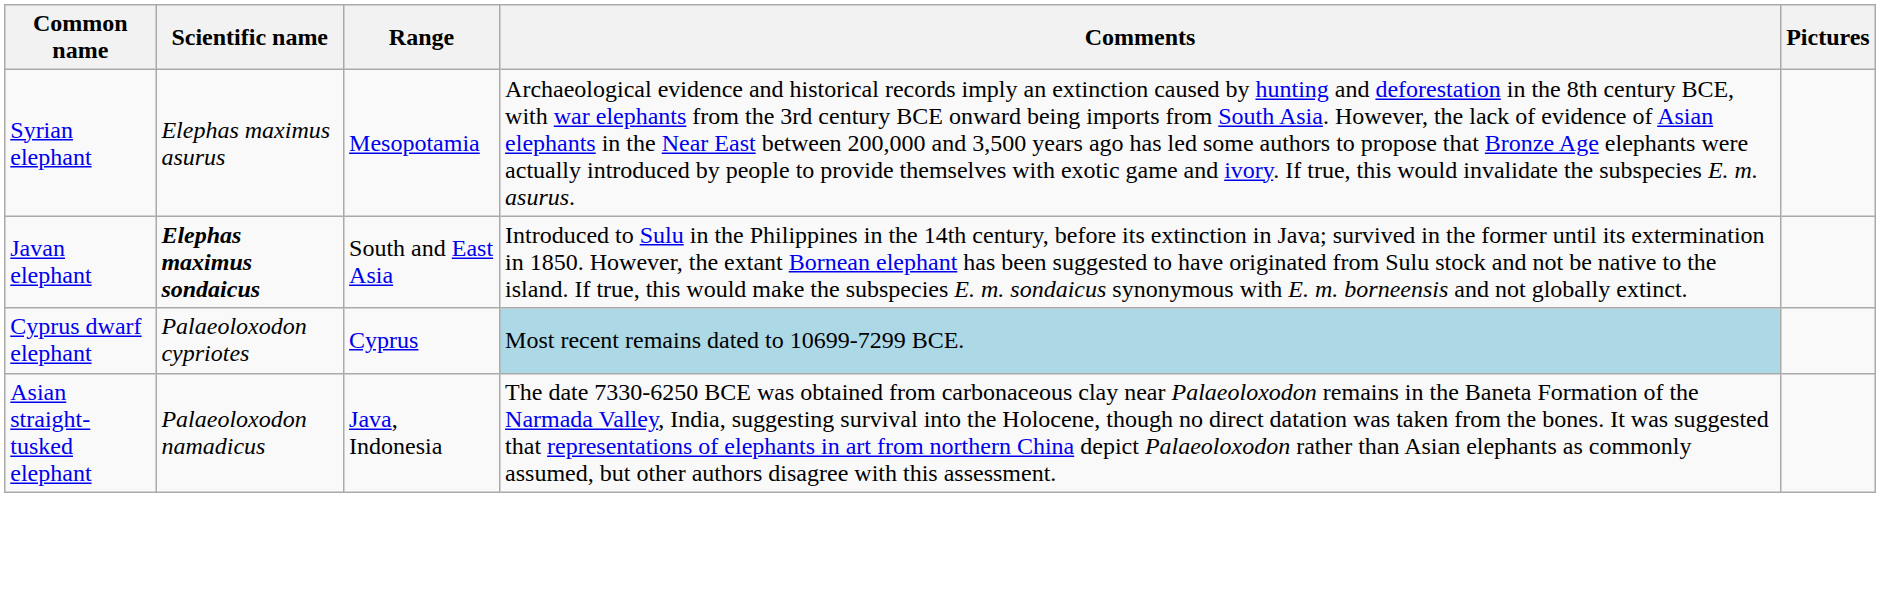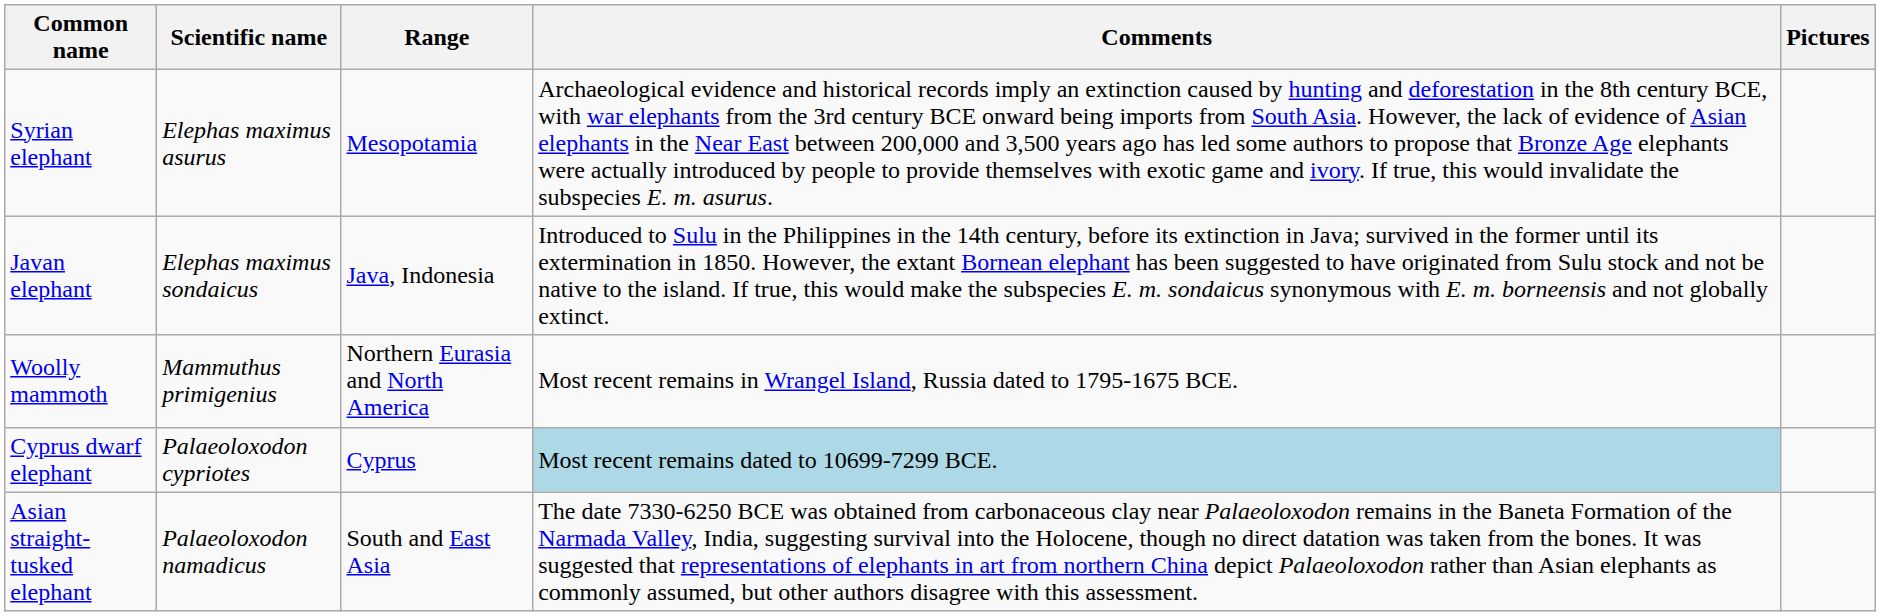(211, 261) bold -> (246, 275) normal
(421, 261) South and East Asia -> (420, 275) Java, Indonesia
+ row: (59, 380)
(396, 432) Java, Indonesia -> (418, 551) South and East Asia
